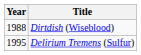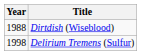(16, 43) 1995 -> (16, 43) 1998
